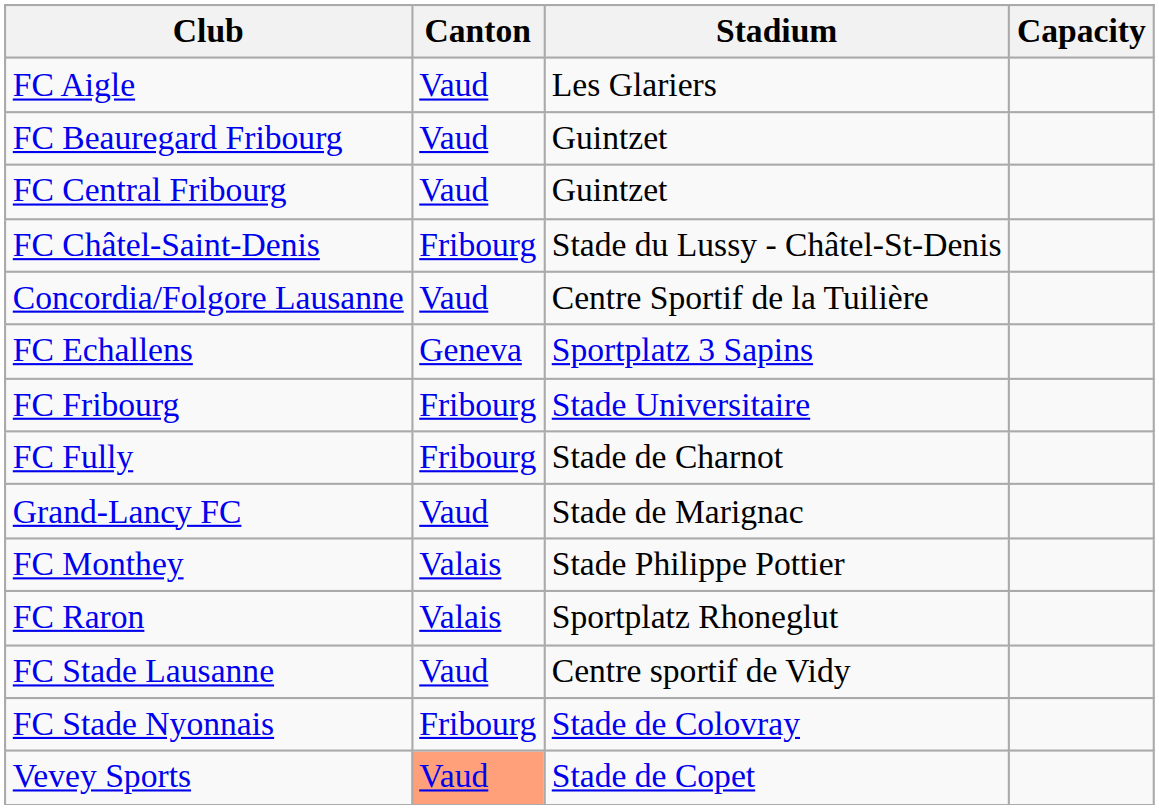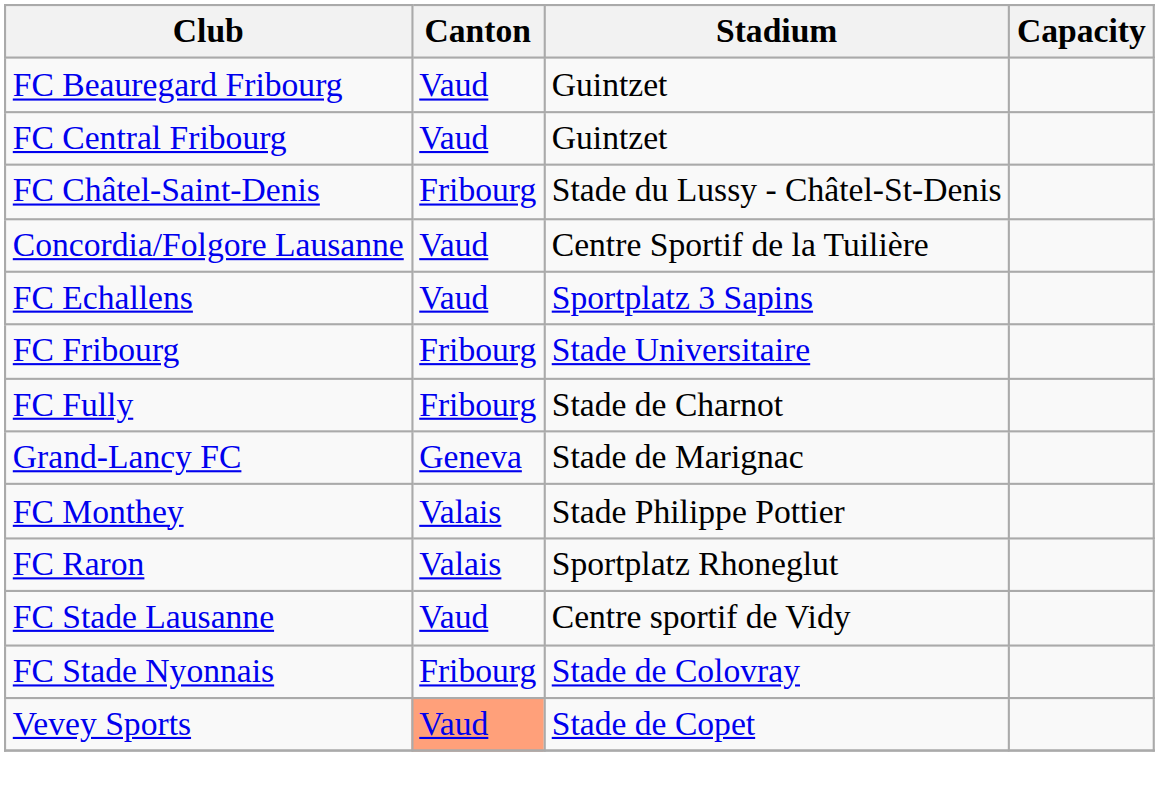- row: (74, 84)
(471, 350) Geneva -> (454, 297) Vaud
(454, 510) Vaud -> (471, 457) Geneva
